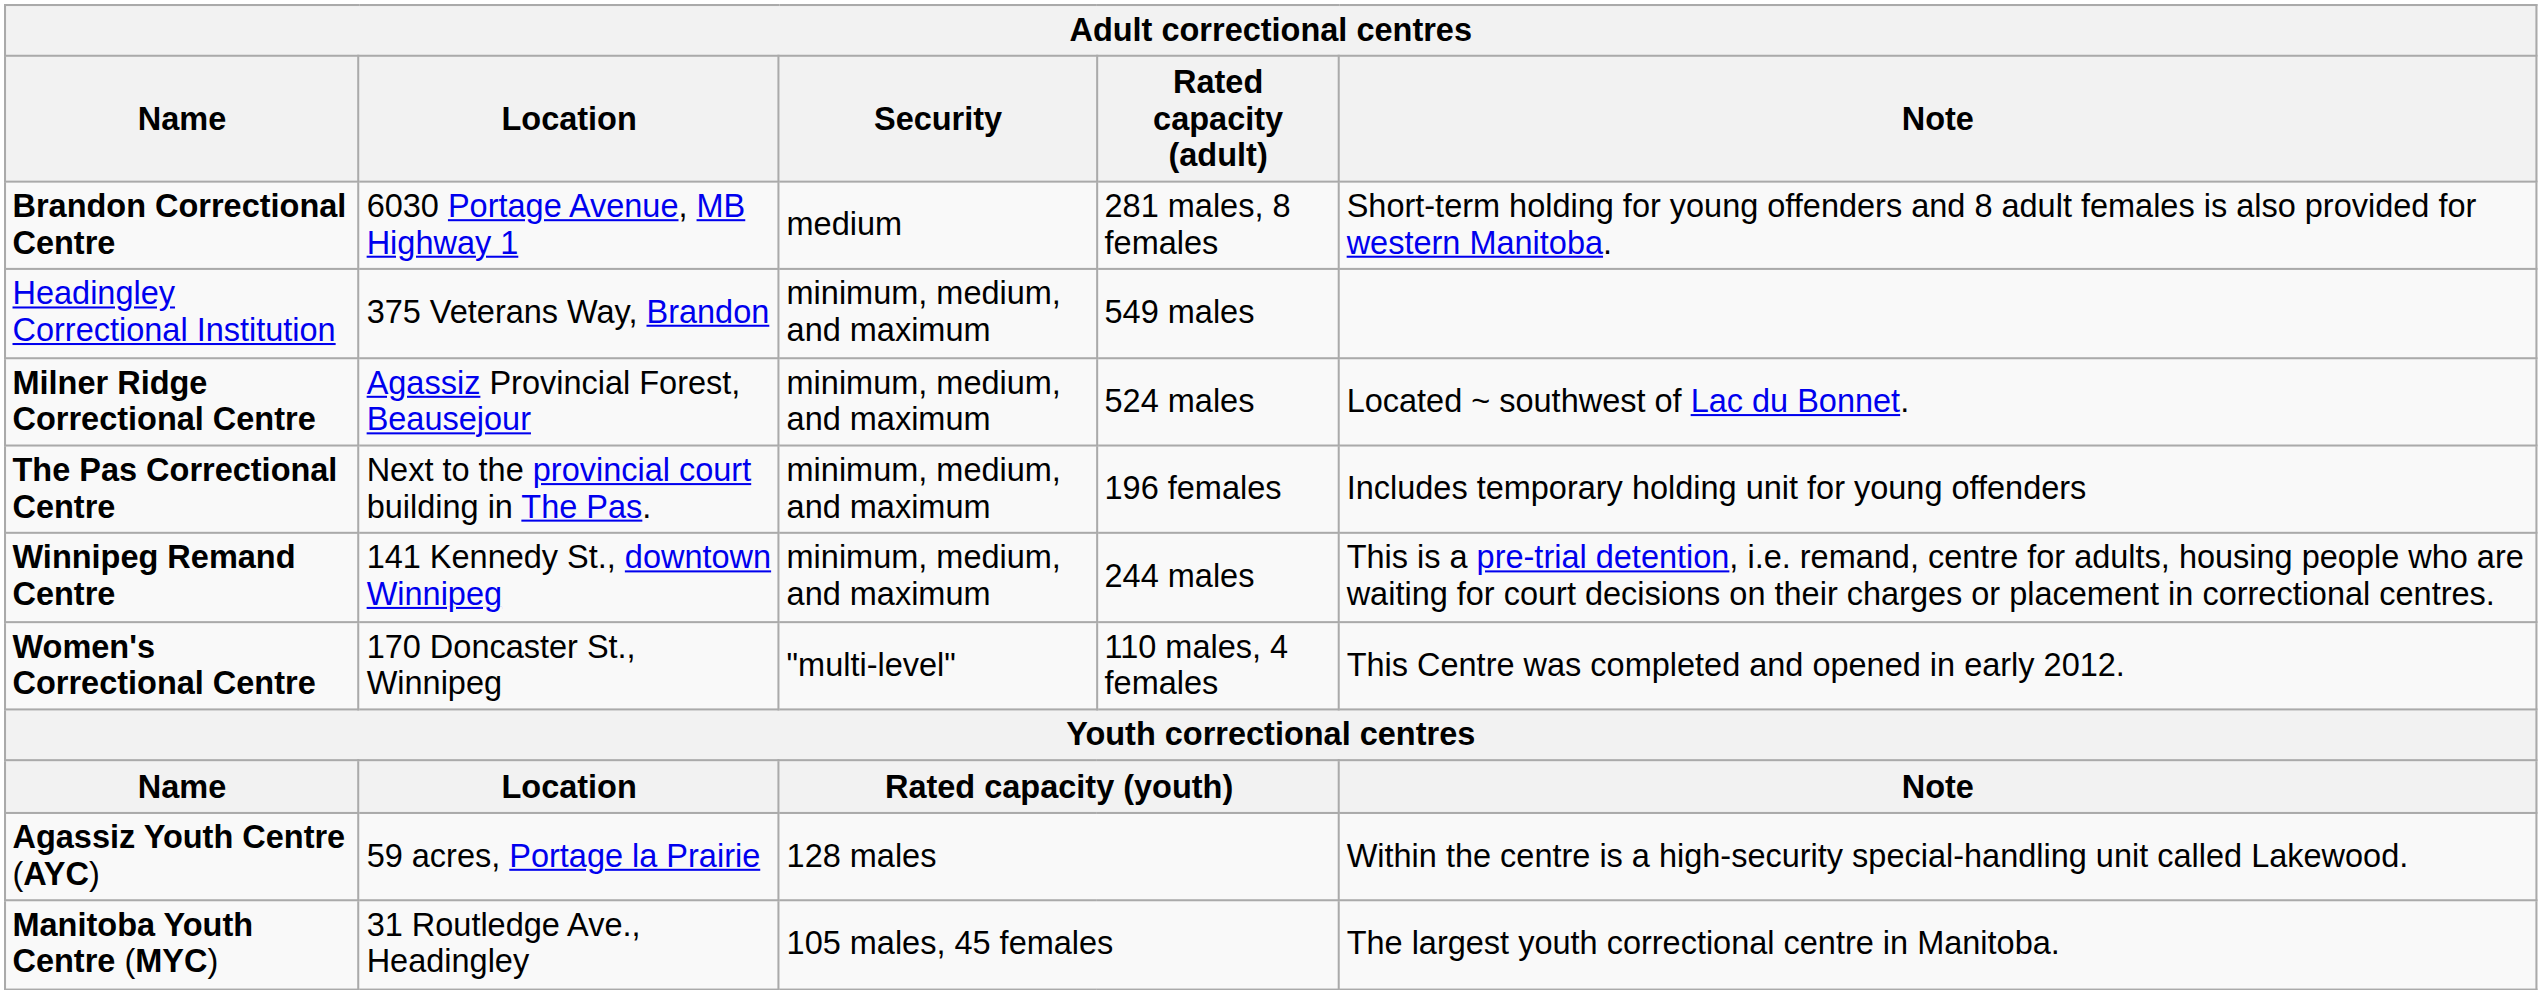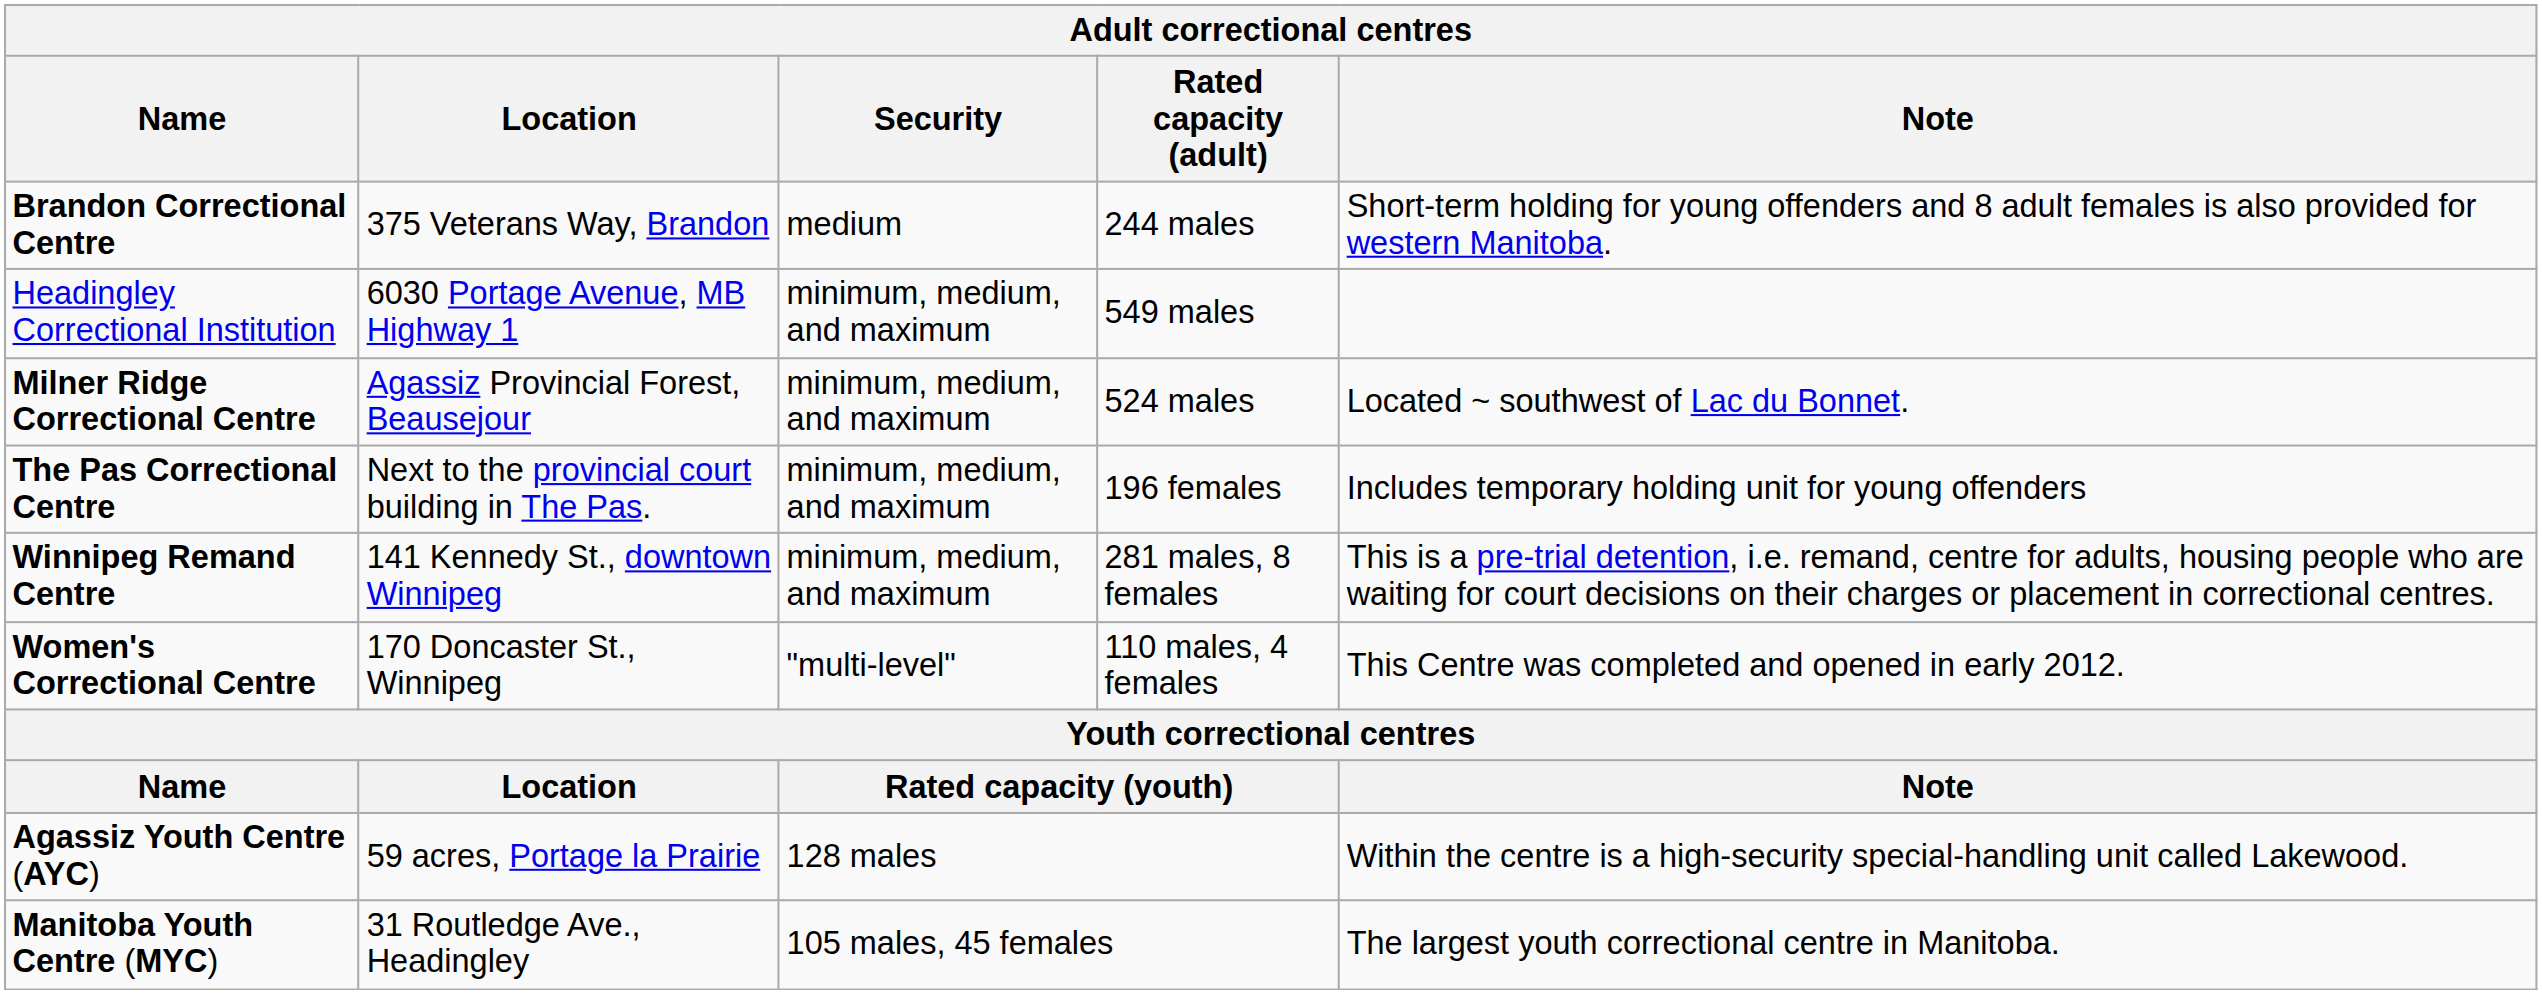(556, 224) 6030 Portage Avenue, MB Highway 1 -> (568, 224) 375 Veterans Way, Brandon
(1198, 224) 281 males, 8 females -> (1179, 224) 244 males
(568, 312) 375 Veterans Way, Brandon -> (556, 312) 6030 Portage Avenue, MB Highway 1
(1179, 576) 244 males -> (1198, 576) 281 males, 8 females
